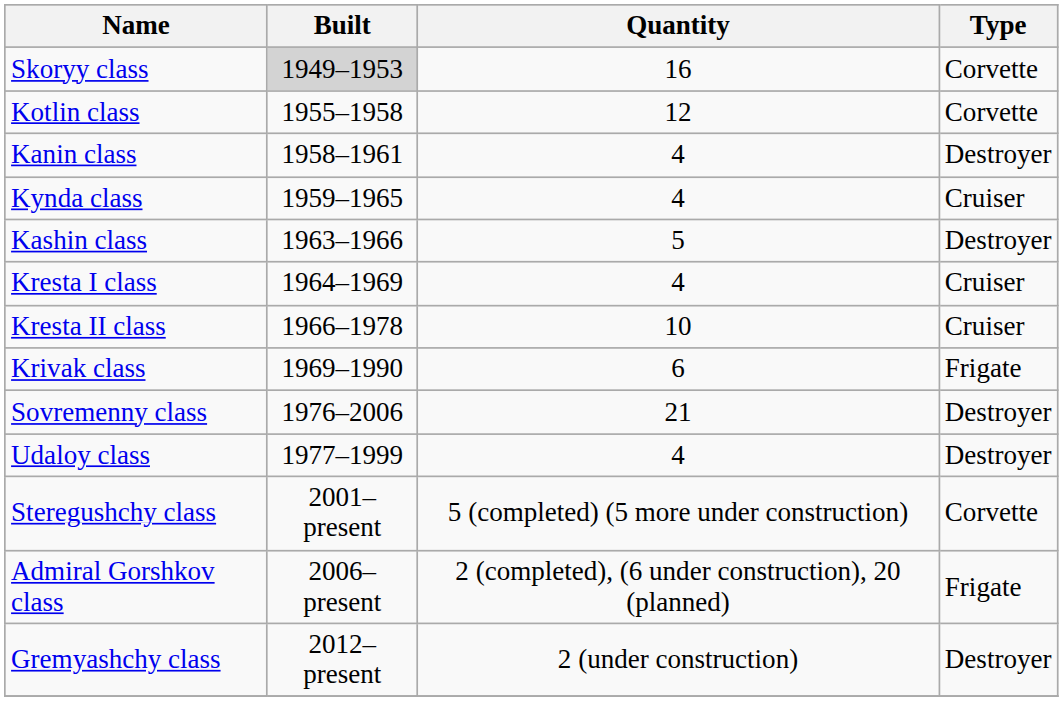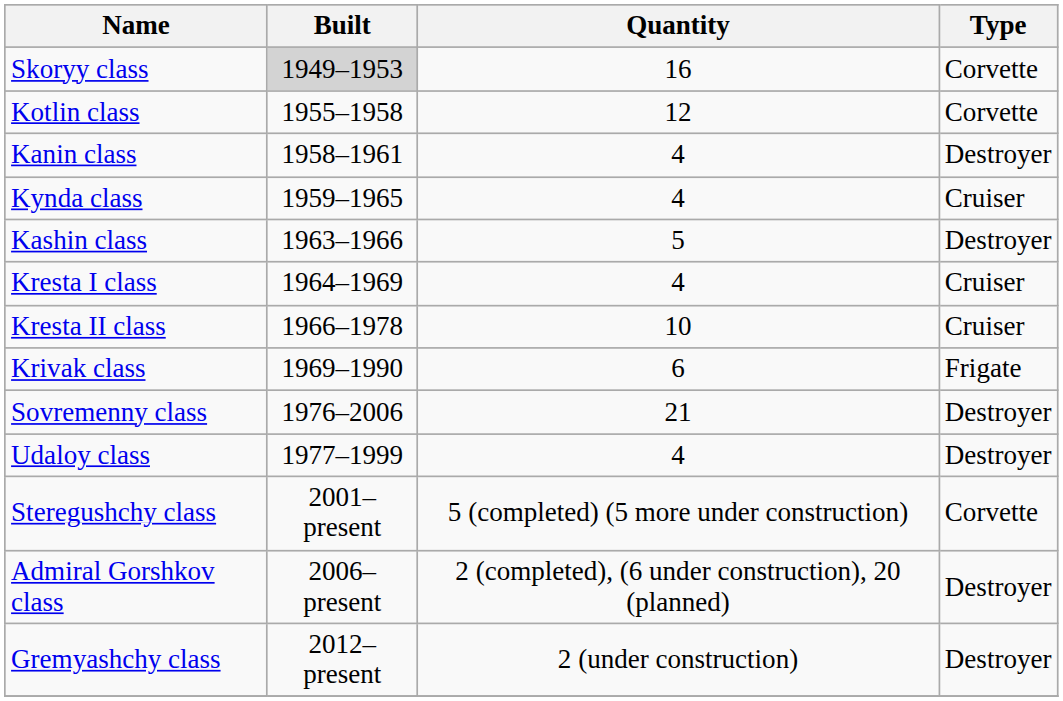(983, 586) Frigate -> (998, 586) Destroyer
